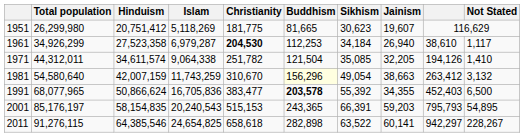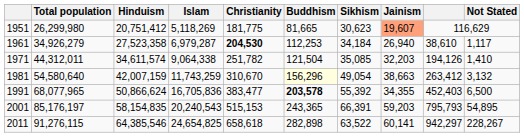(399, 28) no background -> (399, 28) lightsalmon background
(59, 44) 34,926,299 -> (59, 44) 34,926,279
(399, 60) 32,205 -> (399, 60) 32,203
